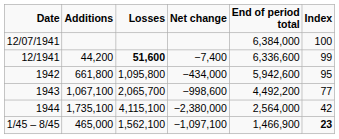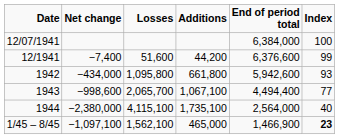columns swapped: (89, 18) <-> (198, 18)
(149, 58) bold -> (157, 58) normal
(276, 58) 6,336,600 -> (276, 58) 6,376,600
(326, 74) 95 -> (326, 74) 93
(276, 91) 4,492,200 -> (276, 91) 4,494,400
(326, 108) 42 -> (326, 108) 40
